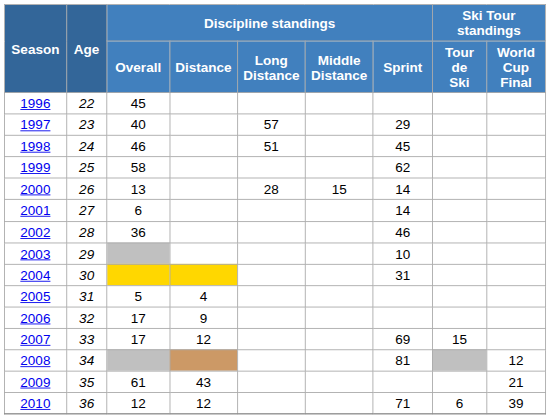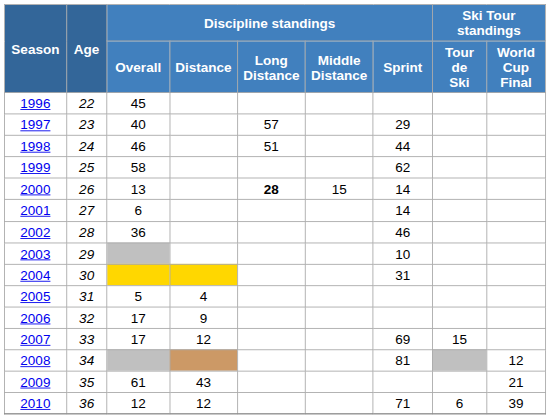(403, 146) 45 -> (403, 146) 44
(271, 189) normal -> (271, 189) bold
